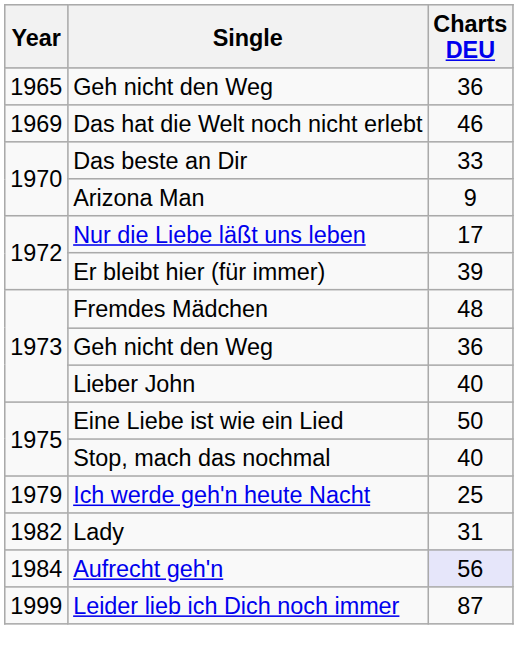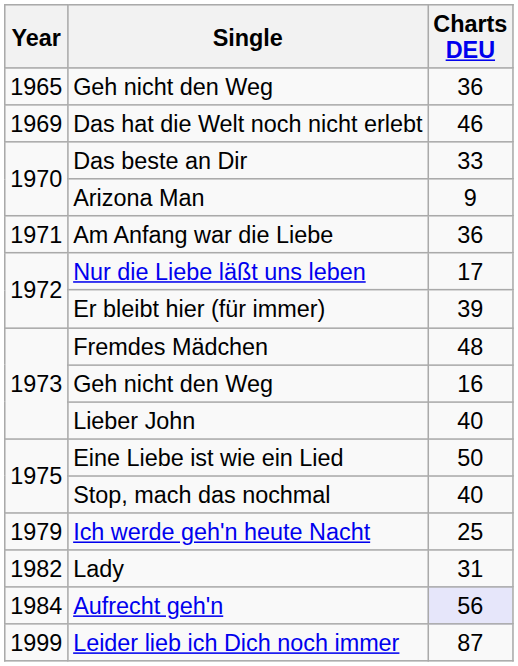+ row: (36, 235)
(470, 346) 36 -> (470, 383) 16
